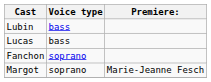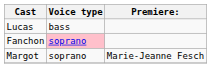- row: (20, 26)
(67, 56) no background -> (67, 41) pink background
